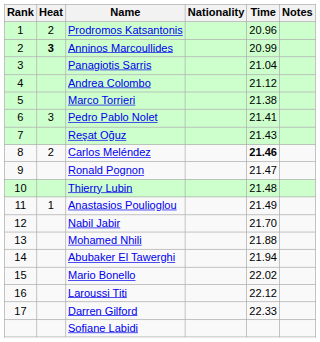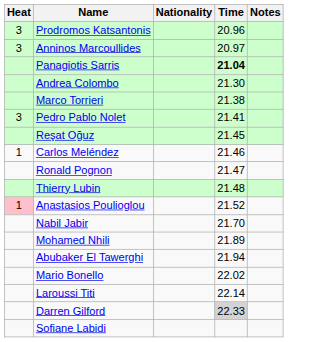- column: (20, 13)
(51, 30) 2 -> (19, 30) 3
(51, 48) bold -> (19, 48) normal
(263, 48) 20.99 -> (231, 48) 20.97
(263, 65) normal -> (231, 65) bold
(263, 83) 21.12 -> (231, 83) 21.30
(263, 135) 21.43 -> (231, 135) 21.45
(51, 153) 2 -> (19, 153) 1
(263, 153) bold -> (231, 153) normal
(51, 205) no background -> (19, 205) pink background
(263, 205) 21.49 -> (231, 205) 21.52
(263, 240) 21.88 -> (231, 240) 21.89
(263, 293) 22.12 -> (231, 293) 22.14
(263, 310) no background -> (231, 310) lightgrey background
